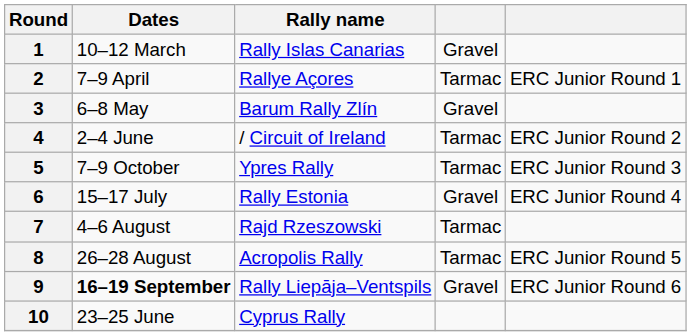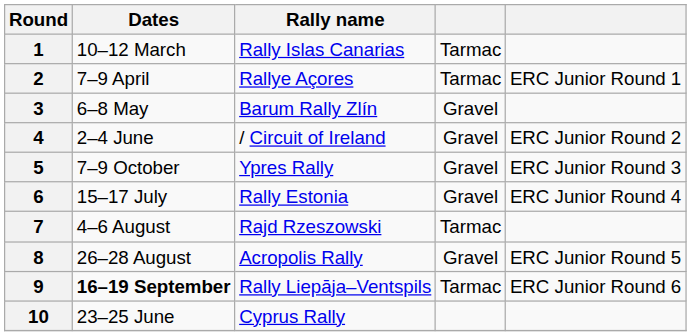(471, 49) Gravel -> (471, 49) Tarmac
(471, 138) Tarmac -> (471, 138) Gravel
(471, 168) Tarmac -> (471, 168) Gravel
(471, 256) Tarmac -> (471, 256) Gravel
(471, 286) Gravel -> (471, 286) Tarmac
